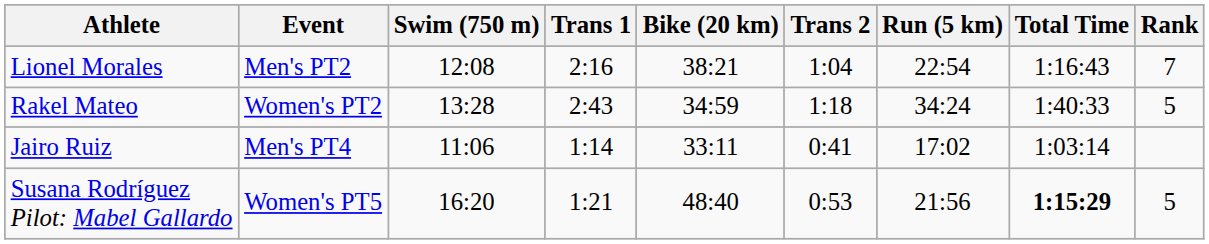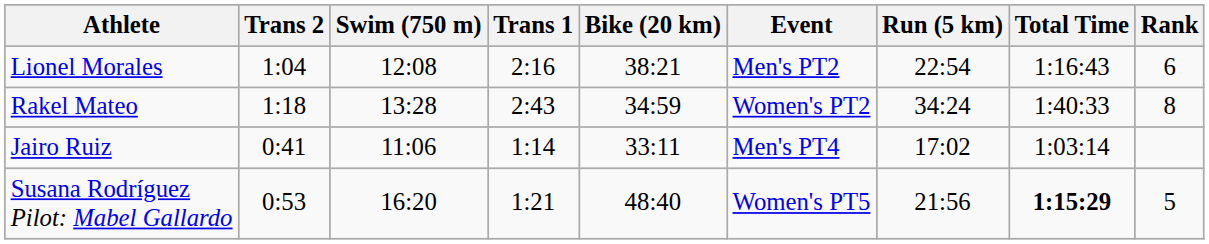columns swapped: (313, 25) <-> (830, 25)
(1170, 66) 7 -> (1170, 66) 6
(1170, 107) 5 -> (1170, 107) 8
